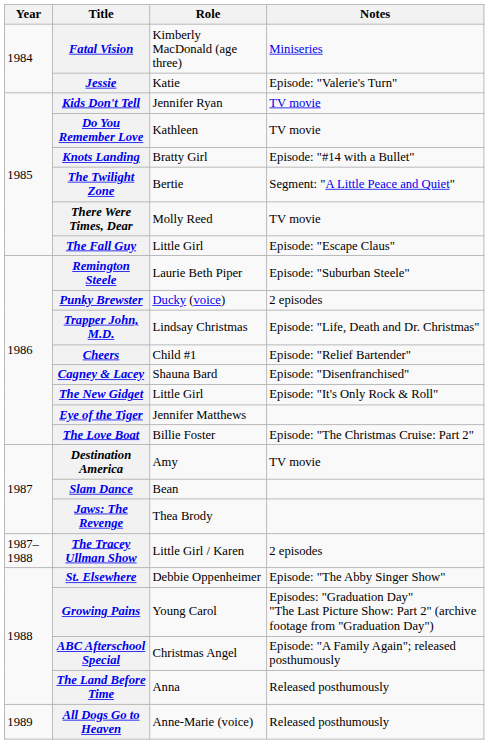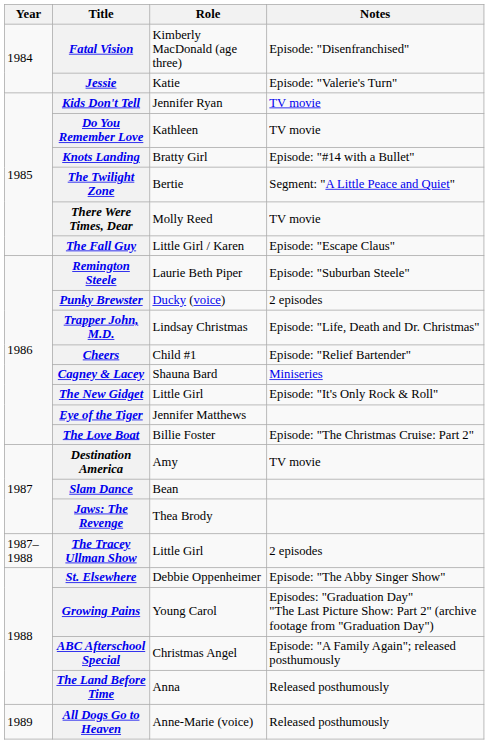(296, 48) Miniseries -> (339, 48) Episode: "Disenfranchised"
(178, 245) Little Girl -> (198, 245) Little Girl / Karen
(339, 374) Episode: "Disenfranchised" -> (296, 374) Miniseries
(198, 550) Little Girl / Karen -> (178, 550) Little Girl
